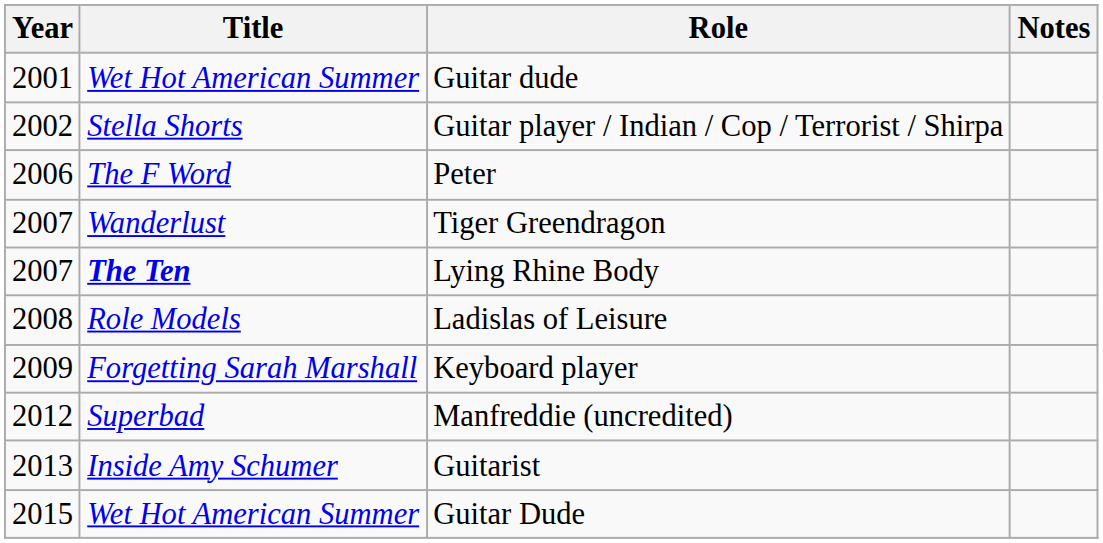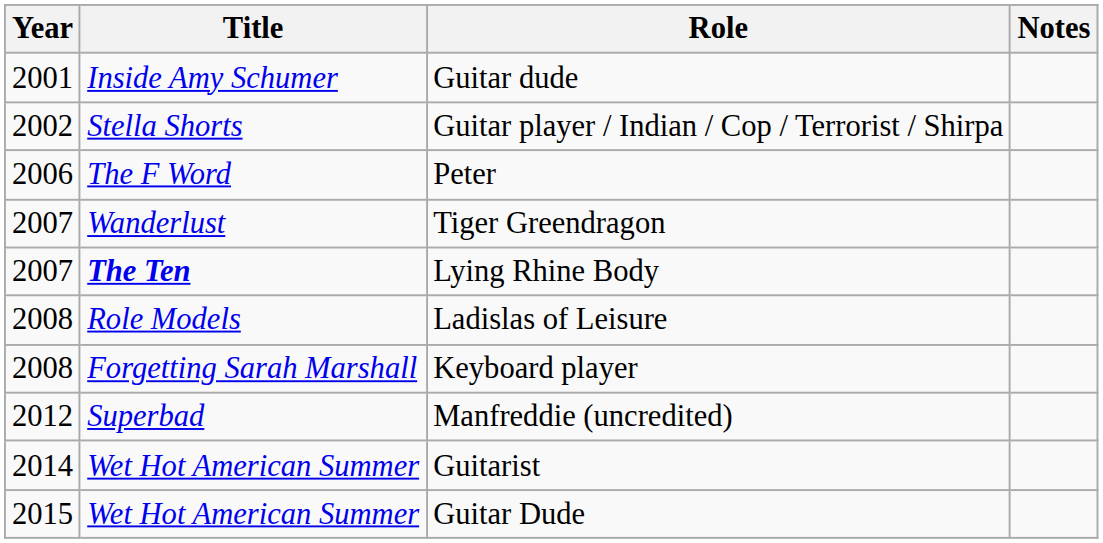(253, 77) Wet Hot American Summer -> (213, 77) Inside Amy Schumer
(43, 367) 2009 -> (43, 367) 2008
(43, 464) 2013 -> (43, 464) 2014
(213, 464) Inside Amy Schumer -> (253, 464) Wet Hot American Summer
